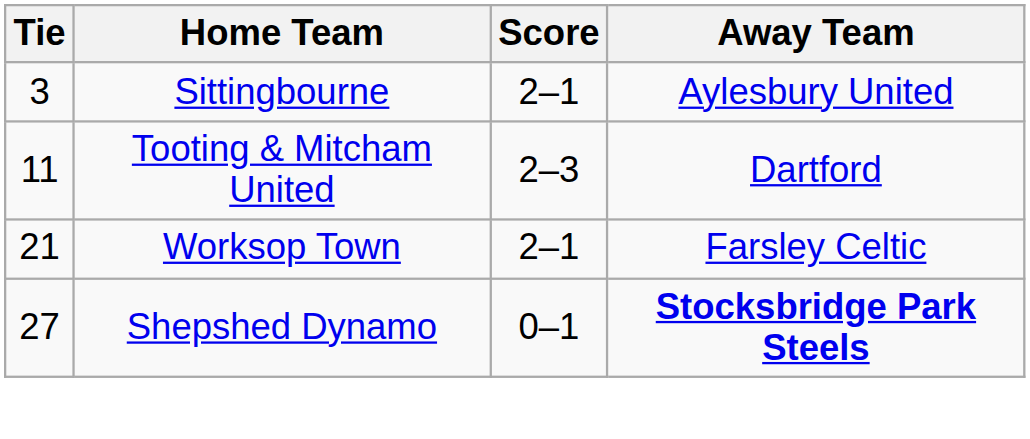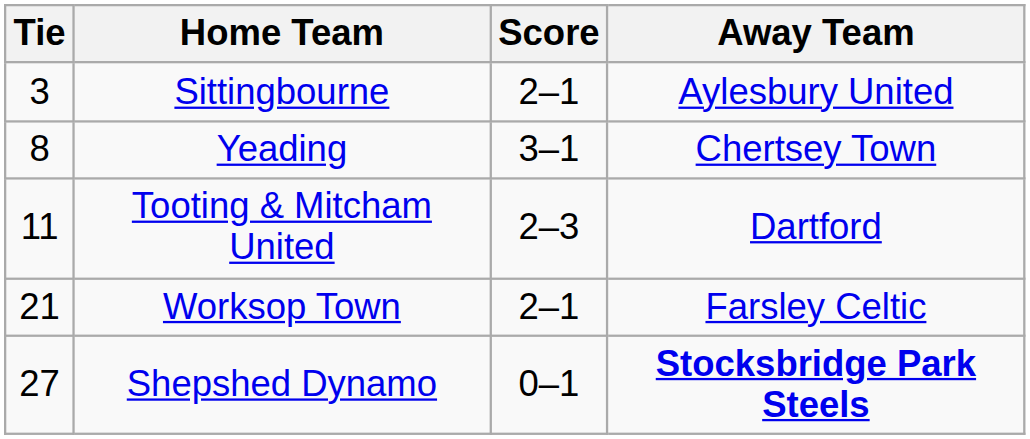+ row: (282, 149)
